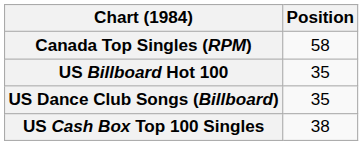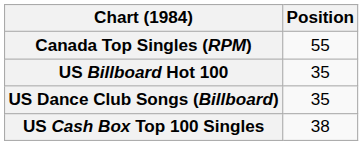(320, 45) 58 -> (320, 45) 55
